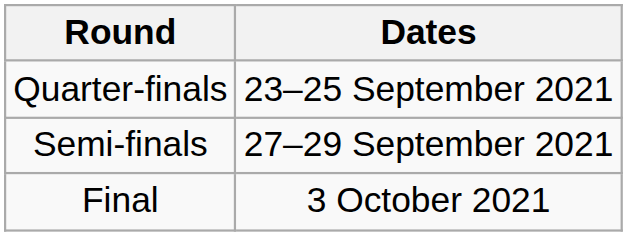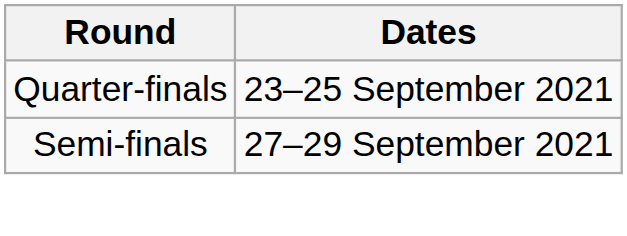- row: (120, 200)
